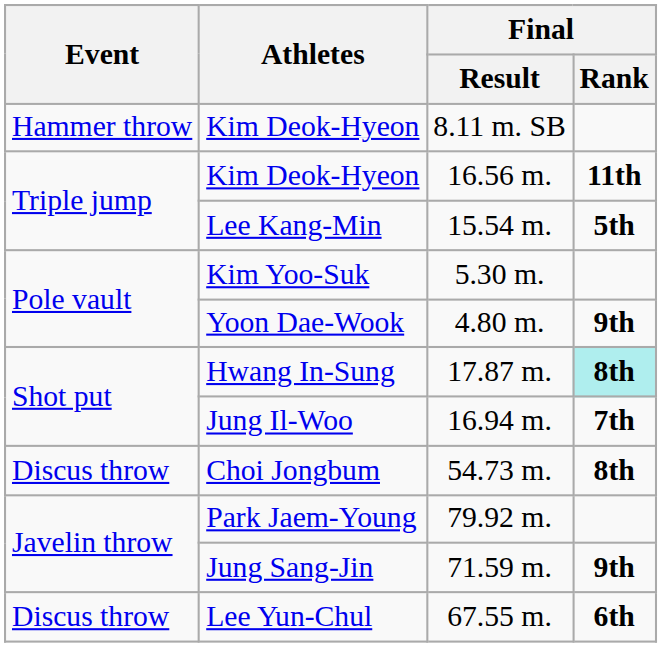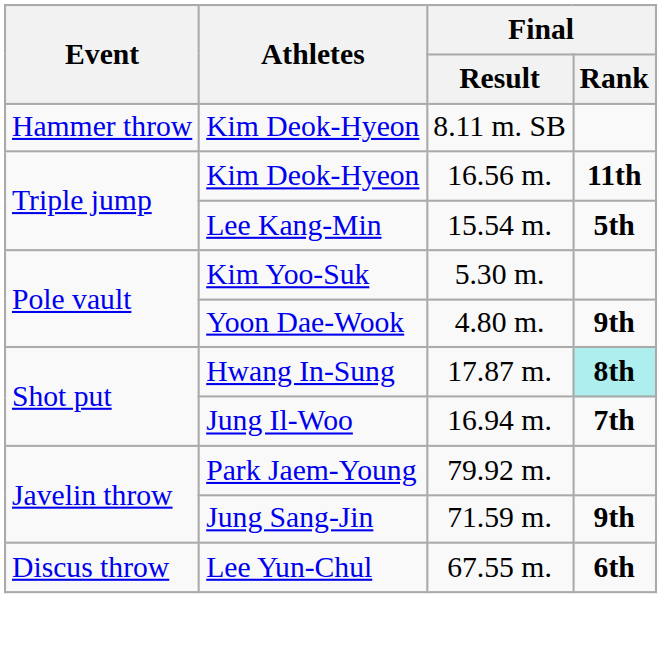- row: (293, 469)
